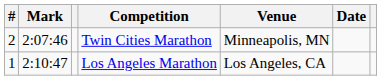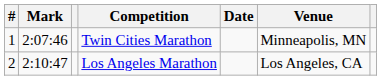columns swapped: (277, 16) <-> (351, 16)
(12, 39) 2 -> (12, 39) 1
(12, 63) 1 -> (12, 63) 2
